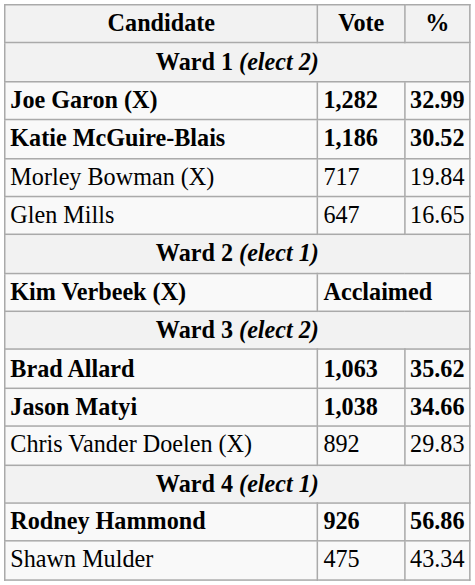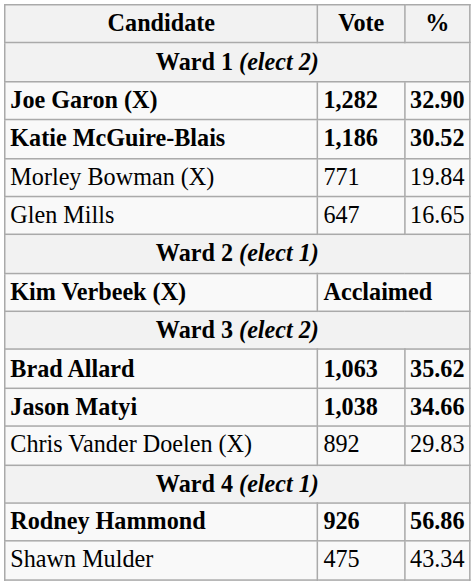(437, 100) 32.99 -> (437, 100) 32.90
(342, 176) 717 -> (342, 176) 771
